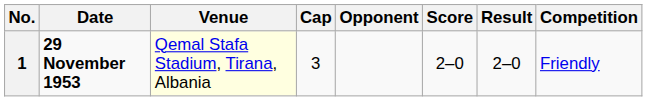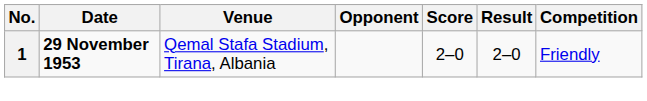- column: (316, 17)
(216, 63) lightyellow background -> (246, 53) no background
